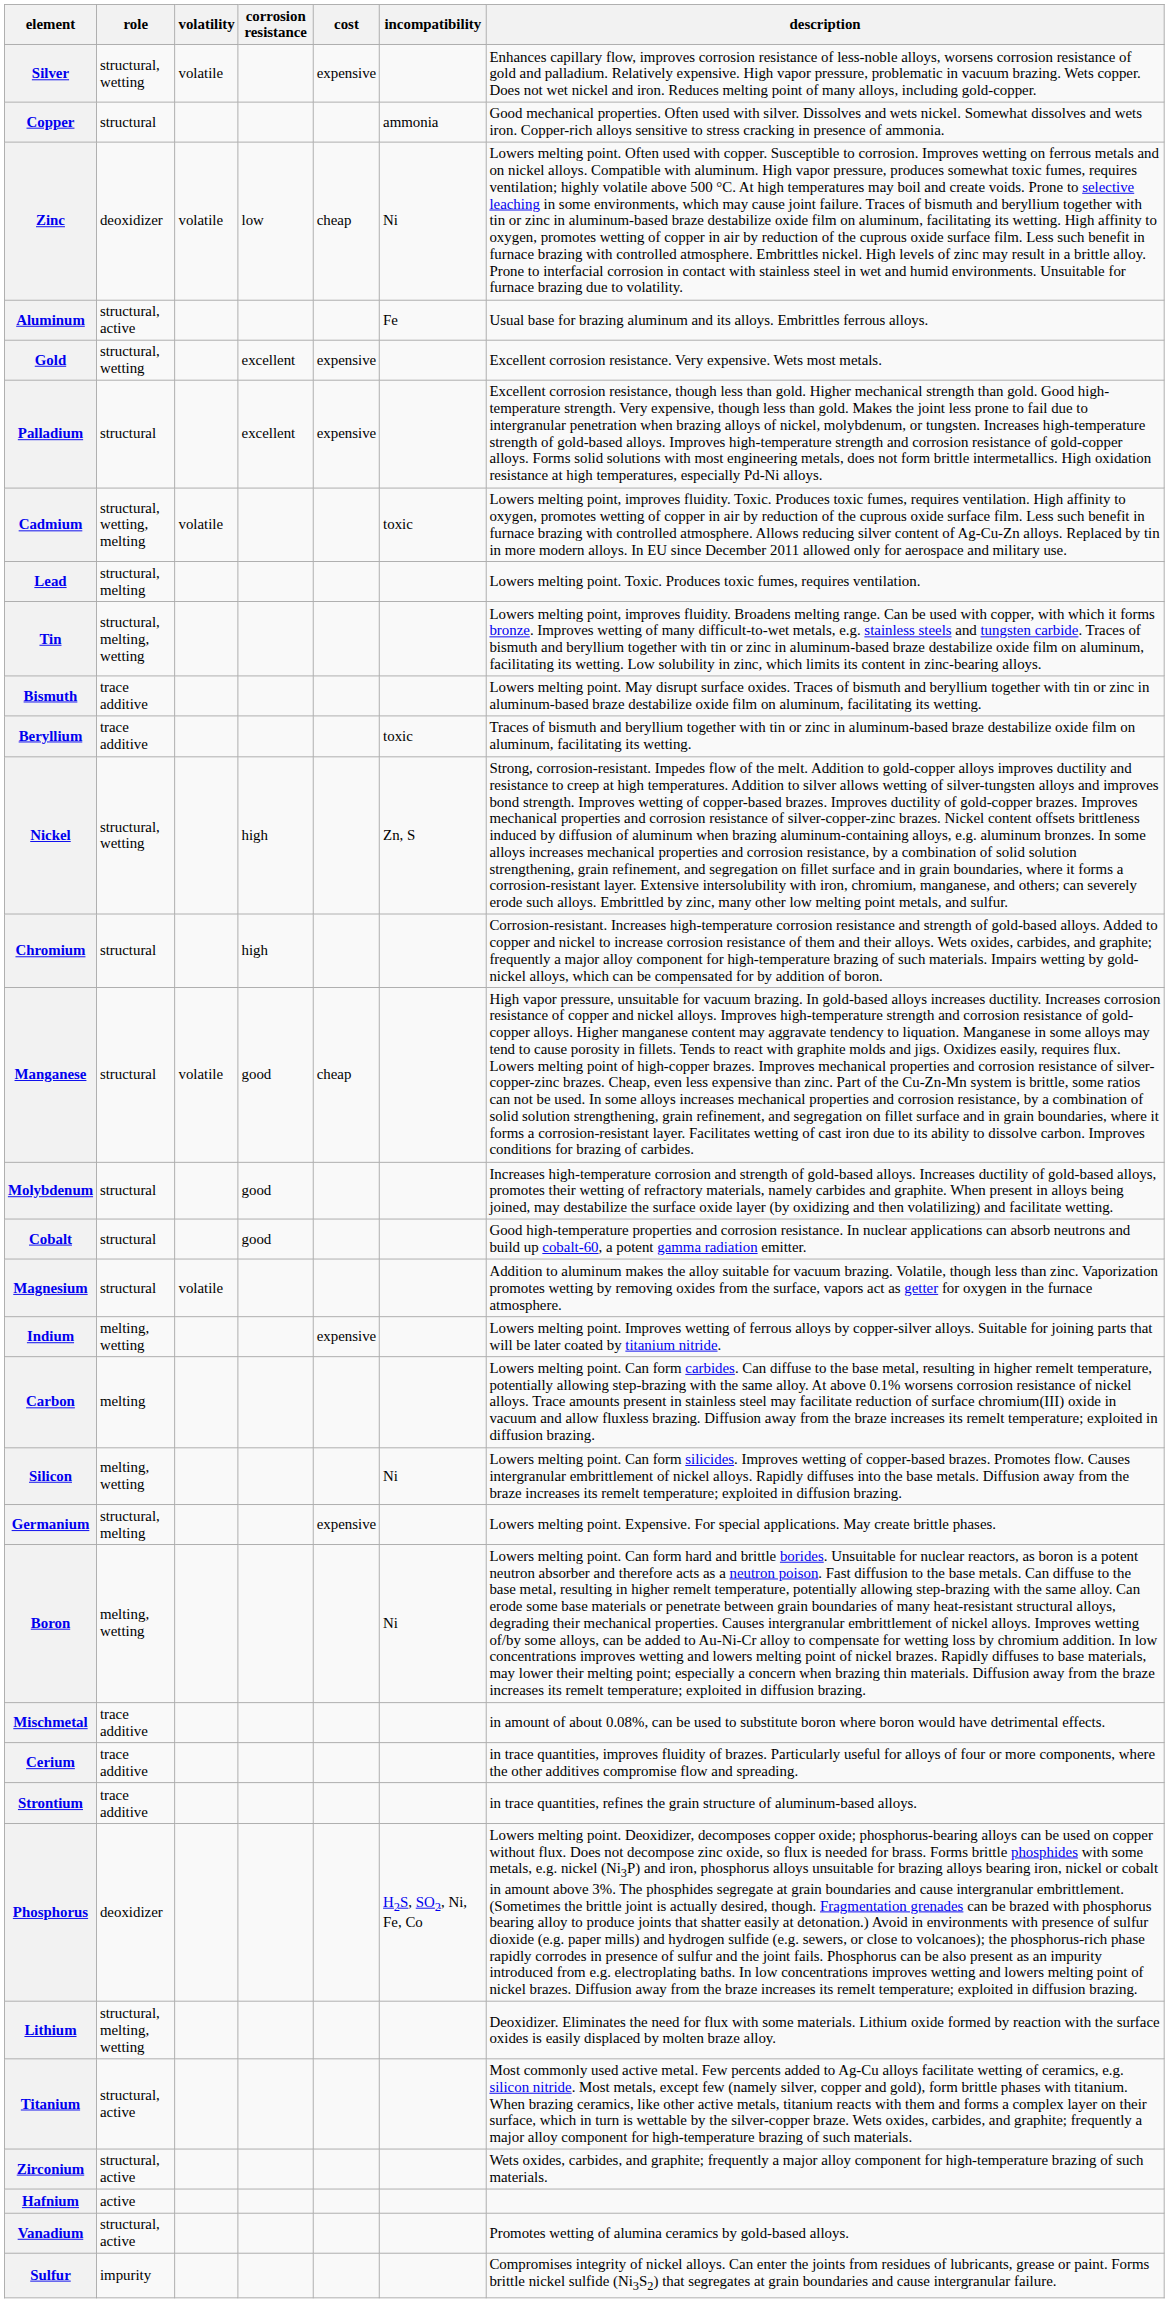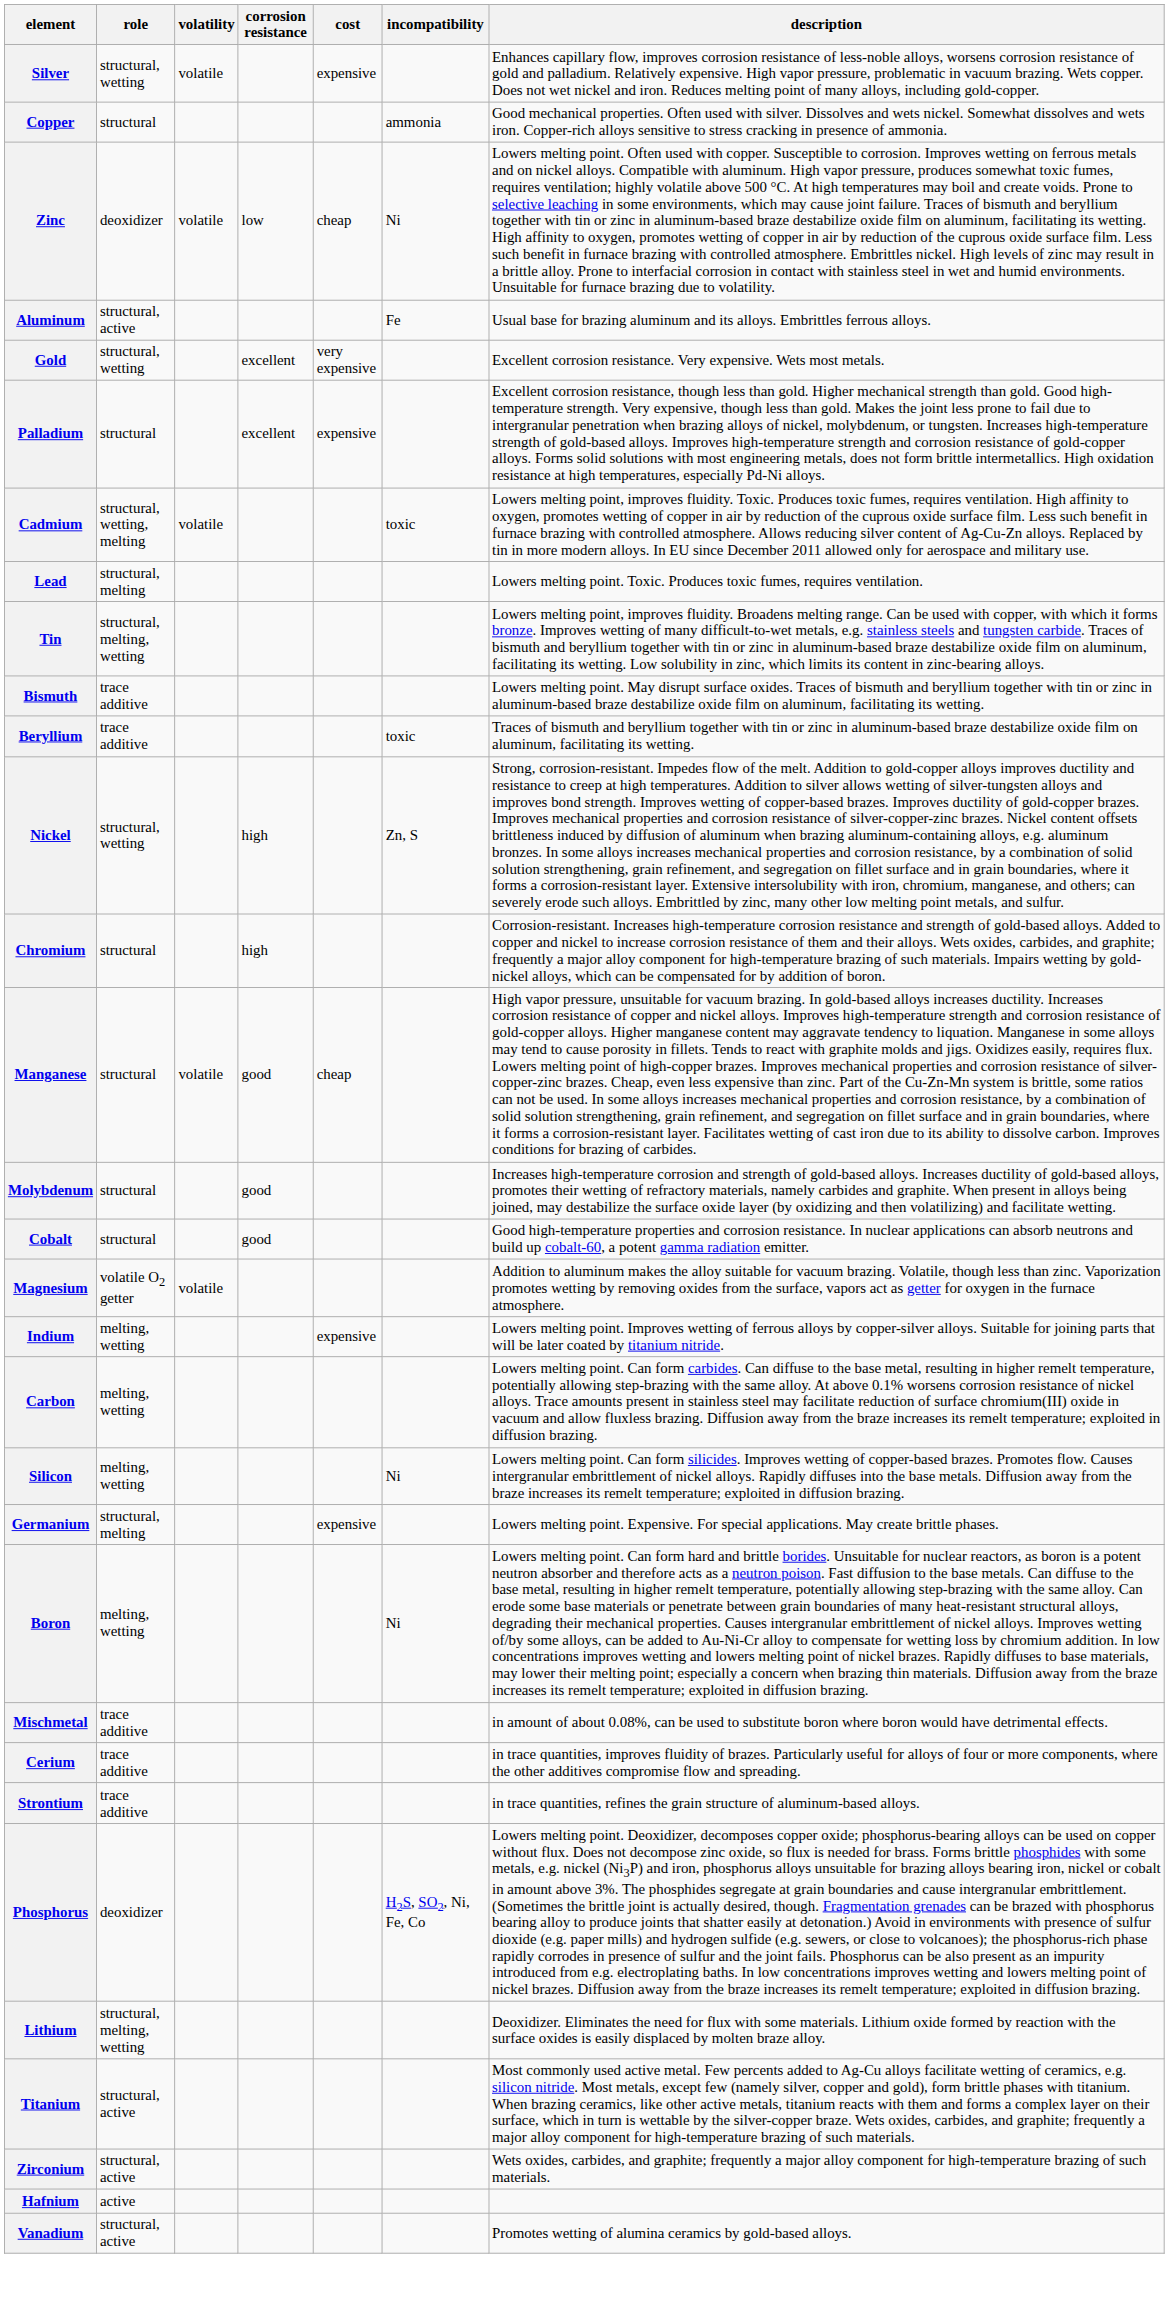(346, 360) expensive -> (346, 360) very expensive
(128, 1287) structural -> (133, 1287) volatile O2 getter
(123, 1402) melting -> (125, 1402) melting, wetting
- row: (50, 2275)
